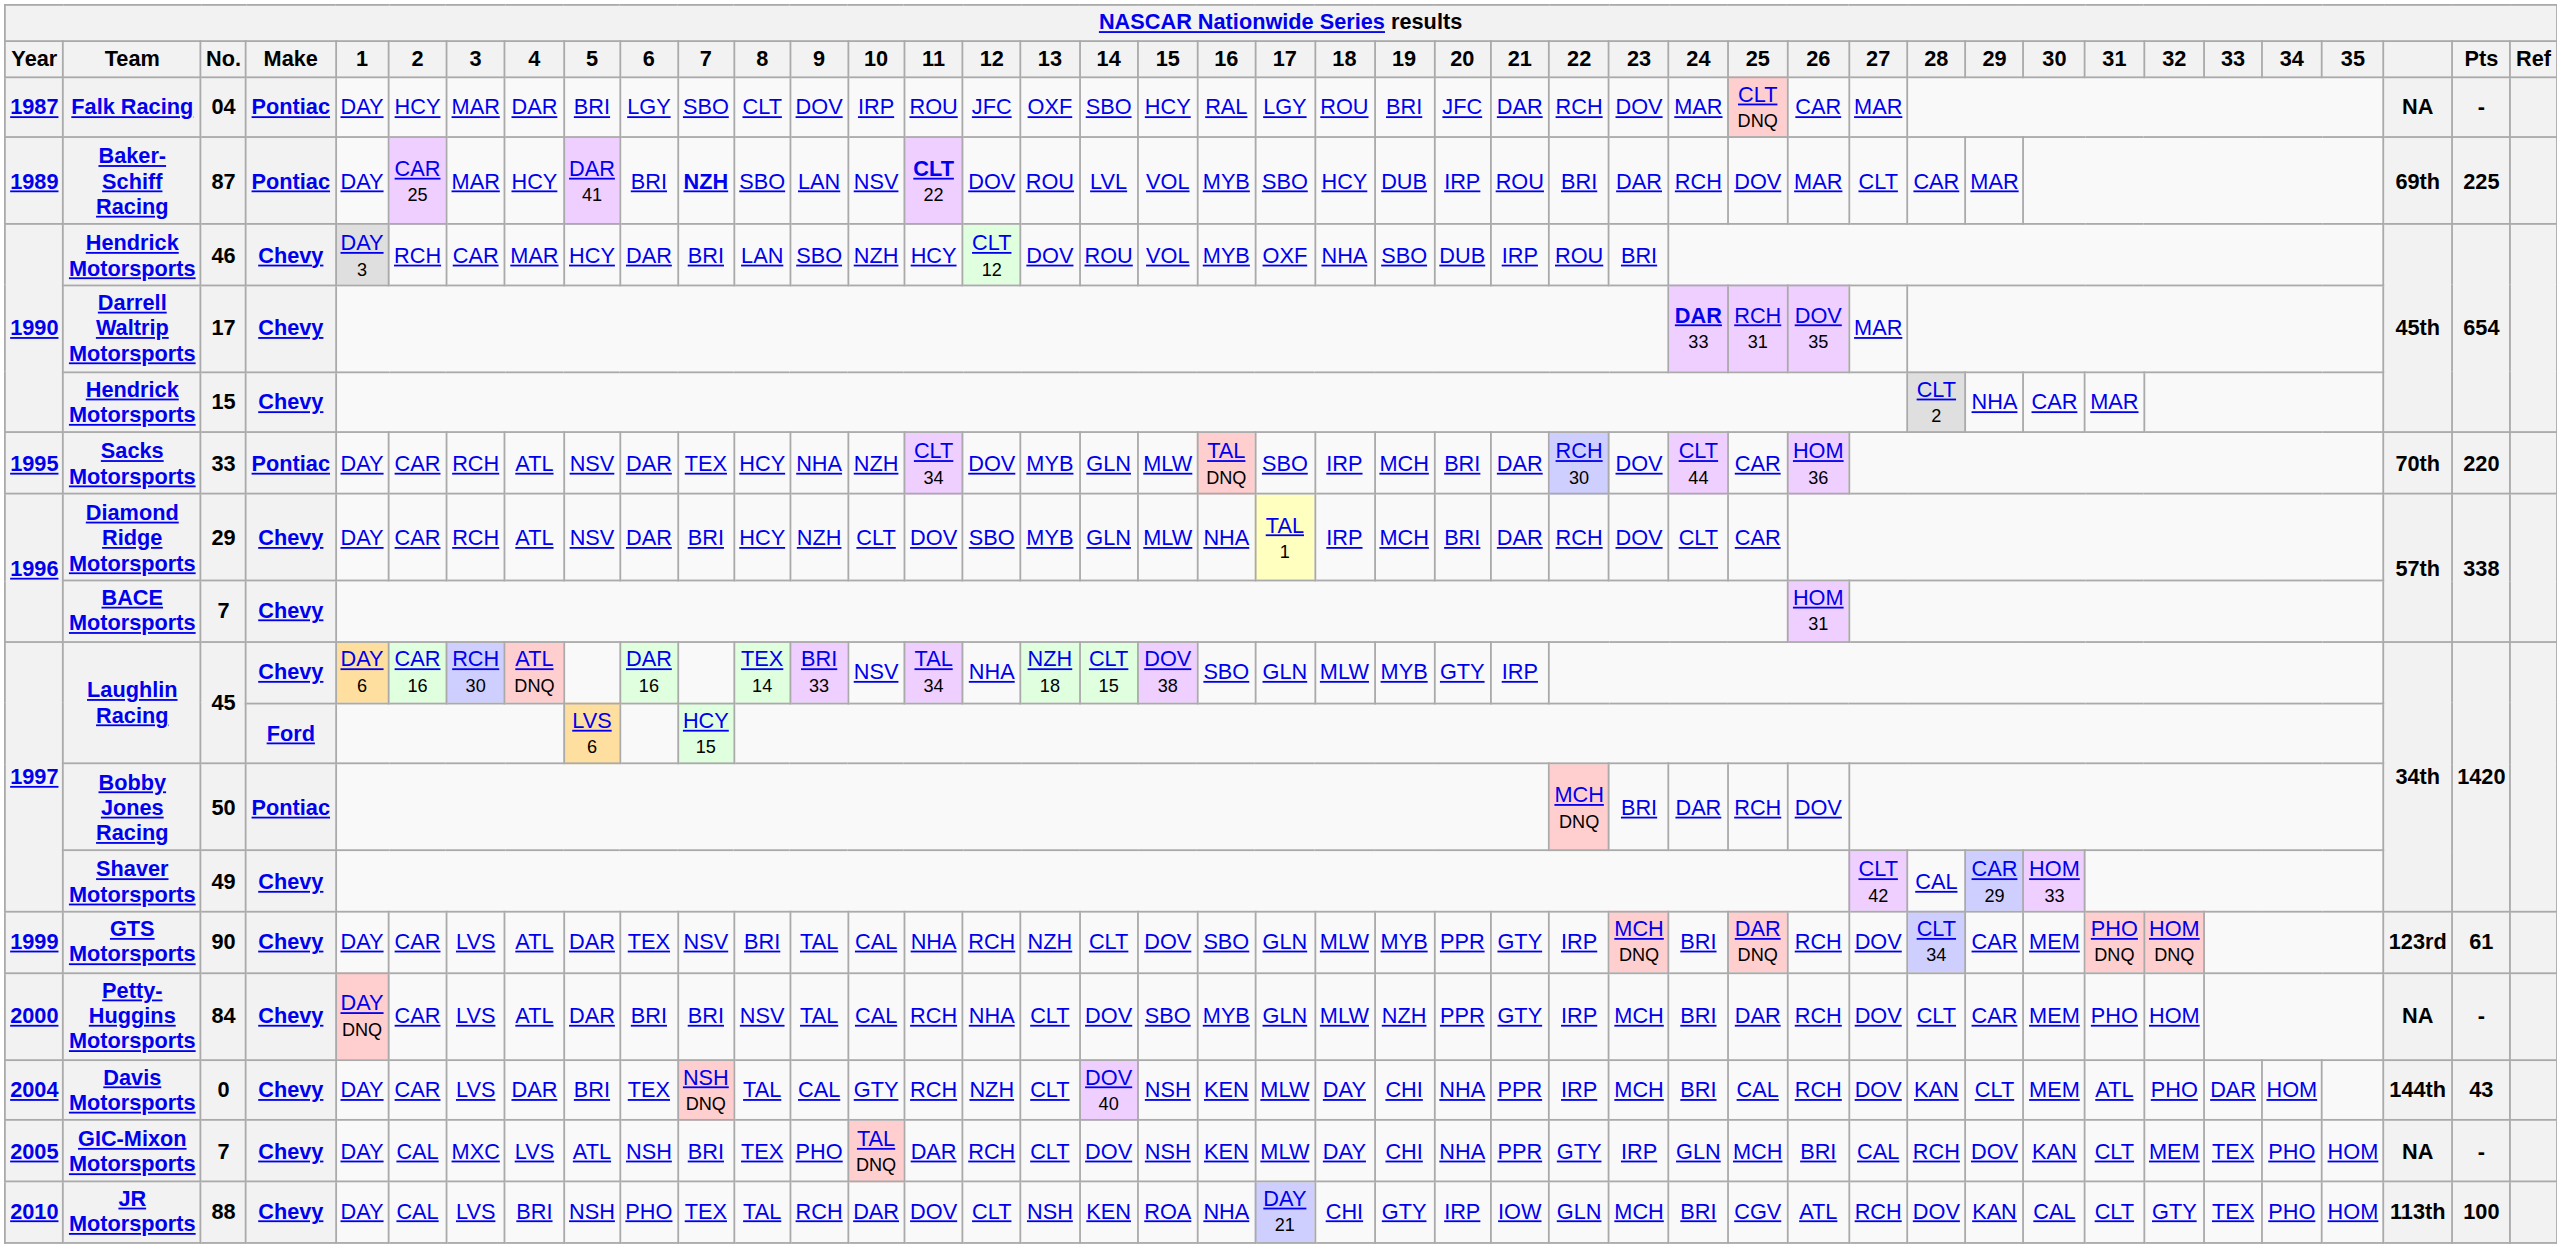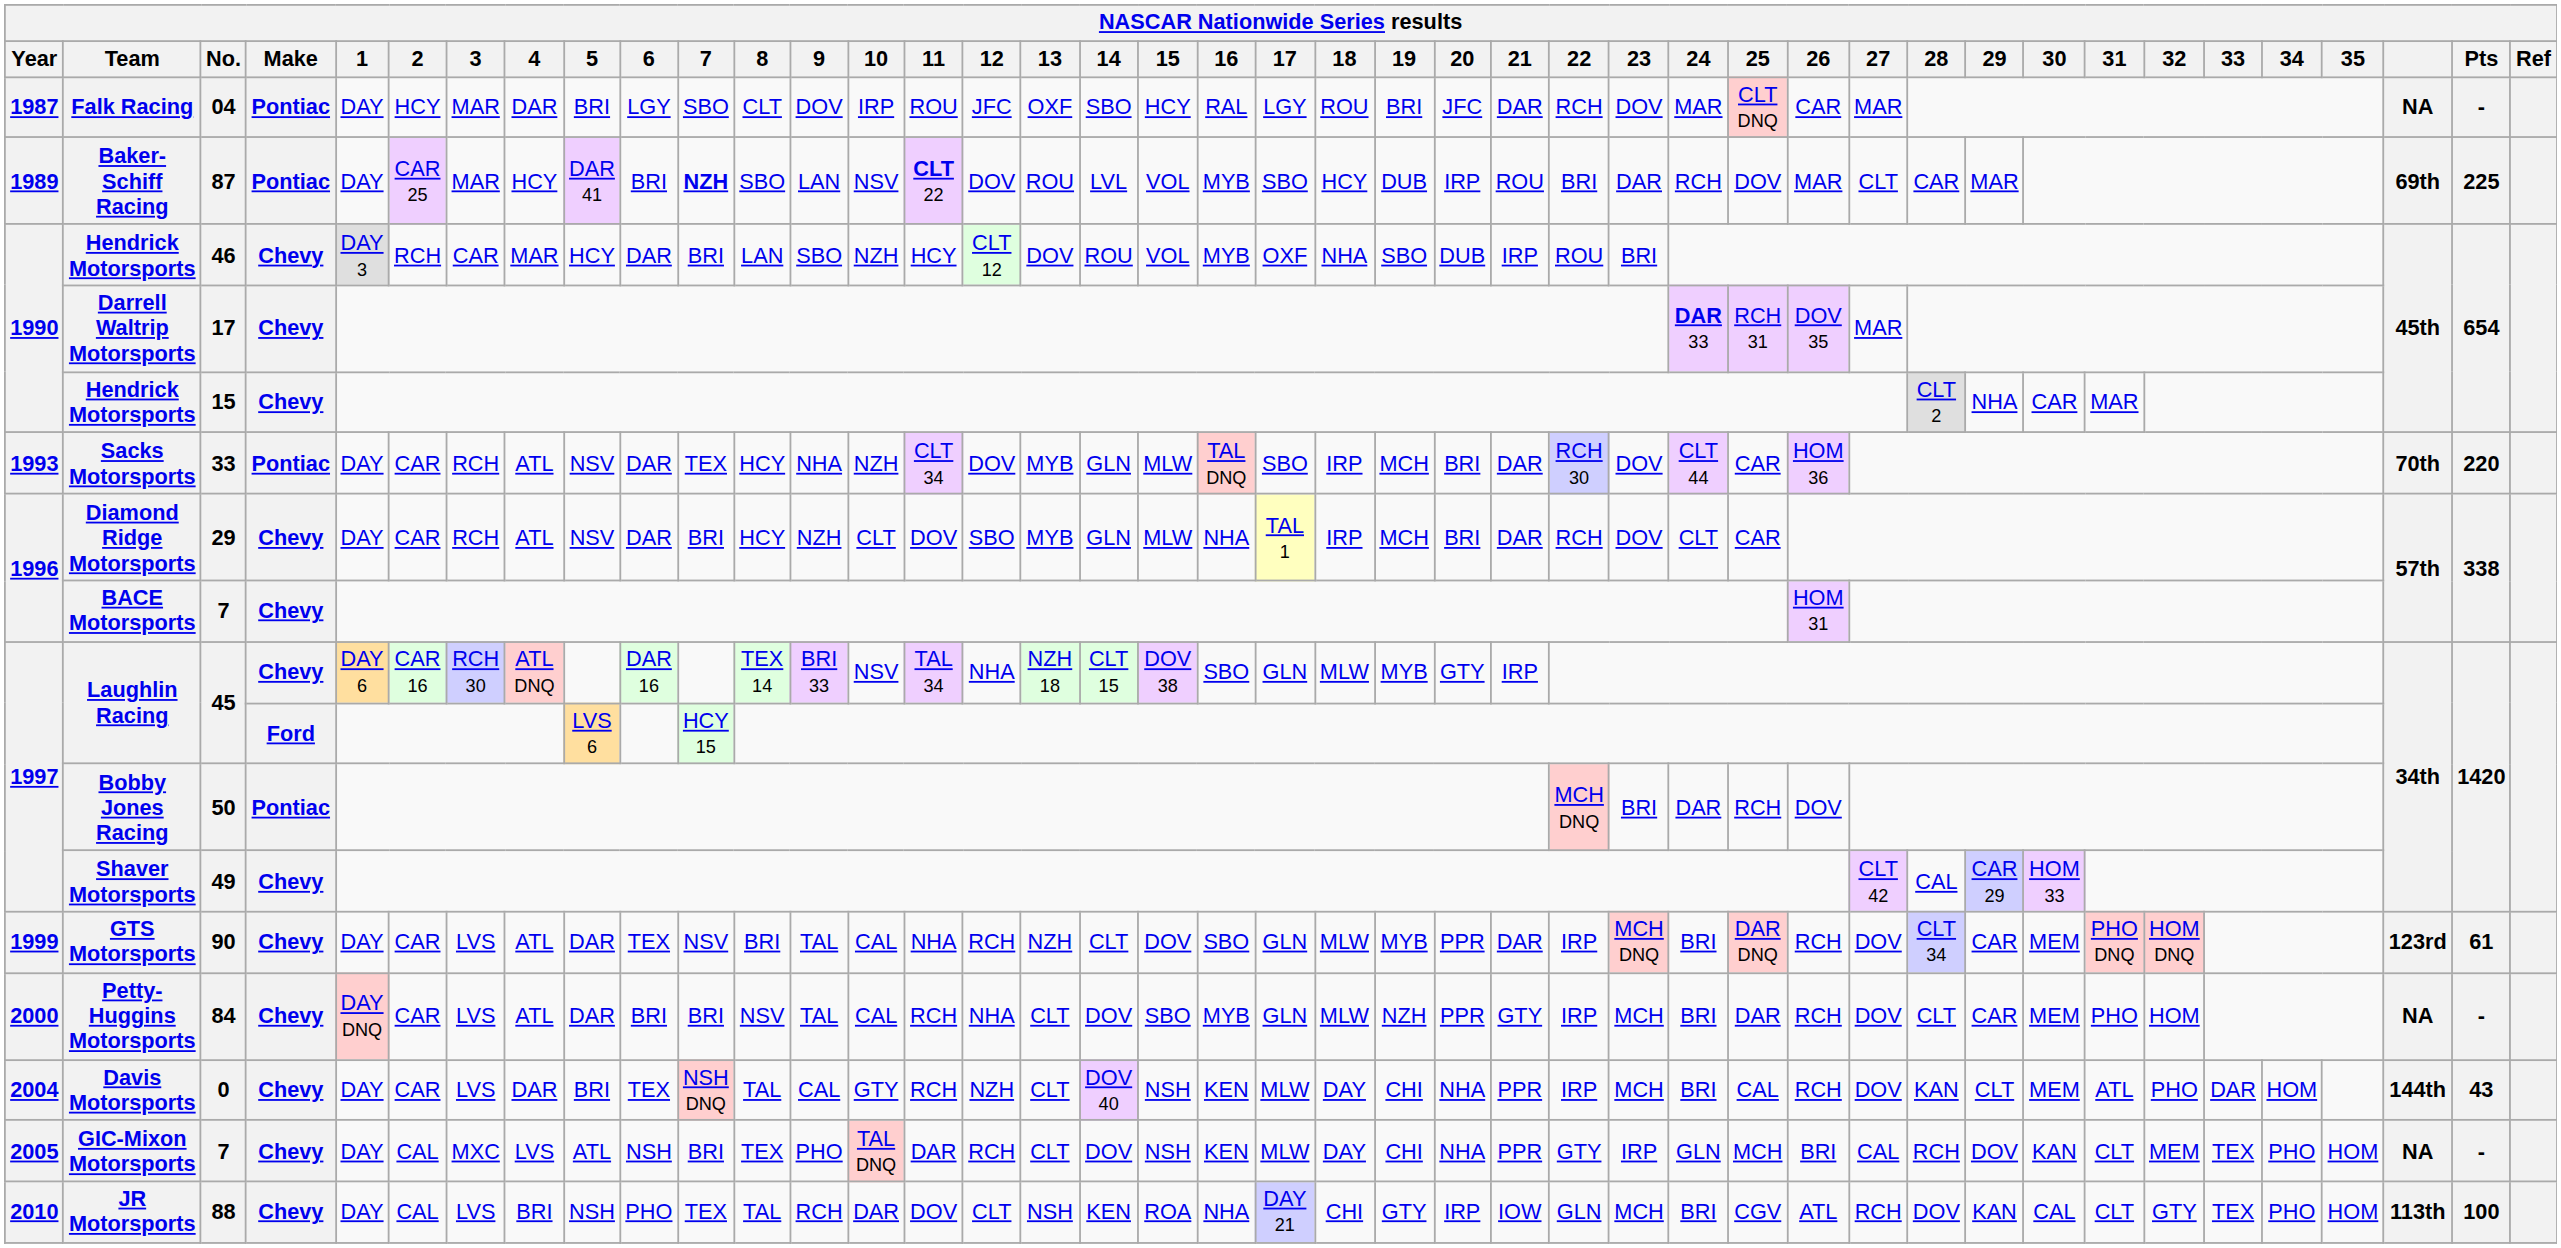(34, 463) 1995 -> (34, 463) 1993
(1520, 942) GTY -> (1520, 942) DAR
